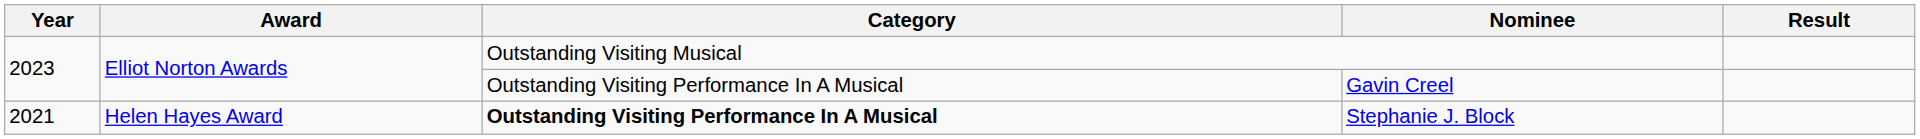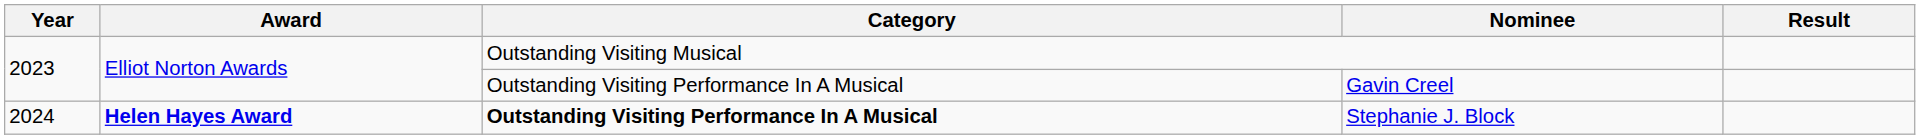(32, 117) 2021 -> (32, 117) 2024
(194, 117) normal -> (199, 117) bold
